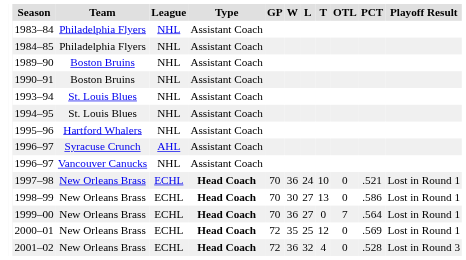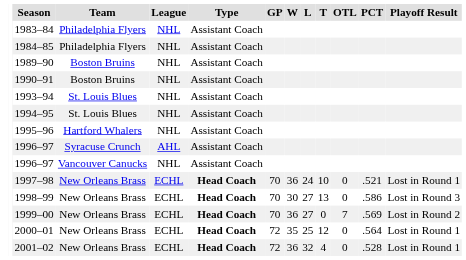(424, 197) Lost in Round 1 -> (424, 197) Lost in Round 3
(372, 214) .564 -> (372, 214) .569
(424, 214) Lost in Round 1 -> (424, 214) Lost in Round 2
(372, 230) .569 -> (372, 230) .564
(424, 247) Lost in Round 3 -> (424, 247) Lost in Round 1
